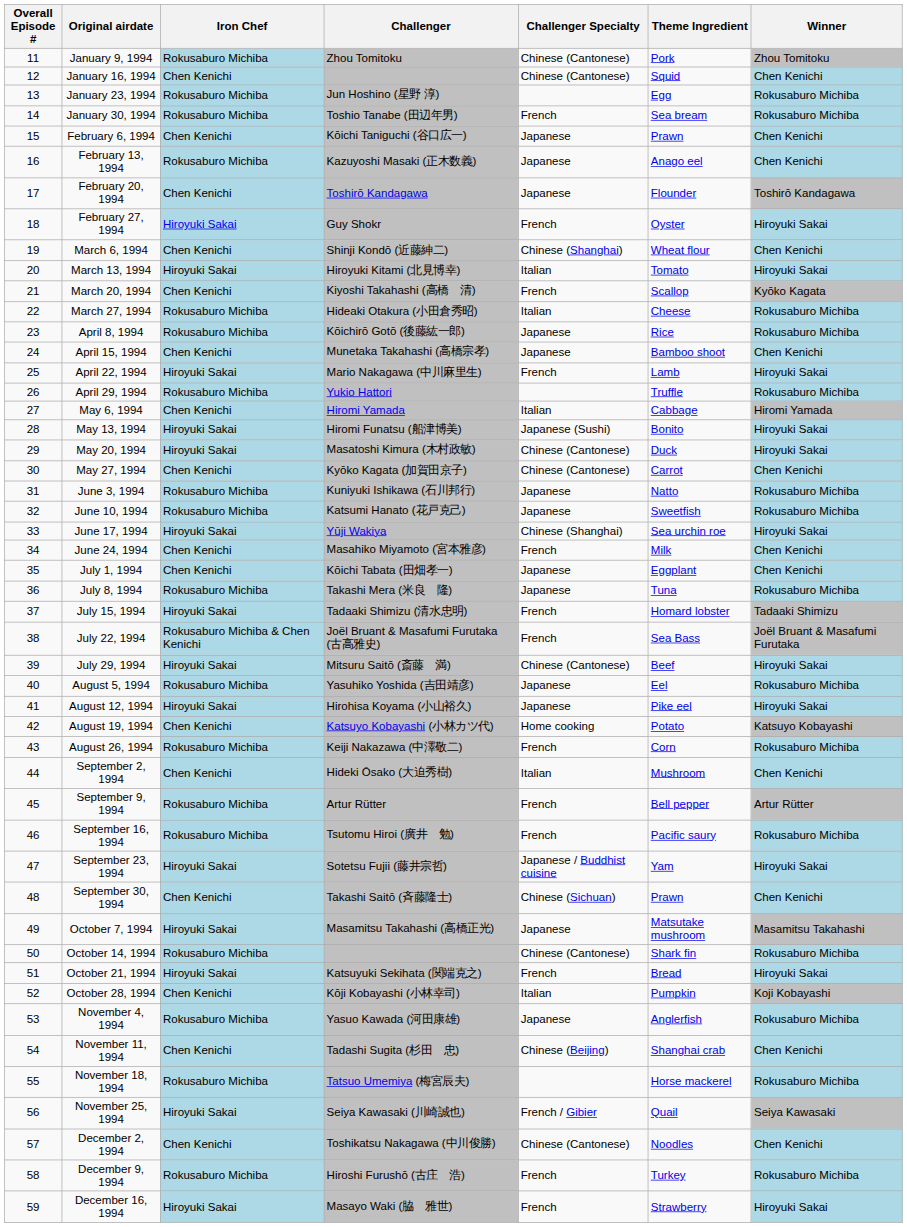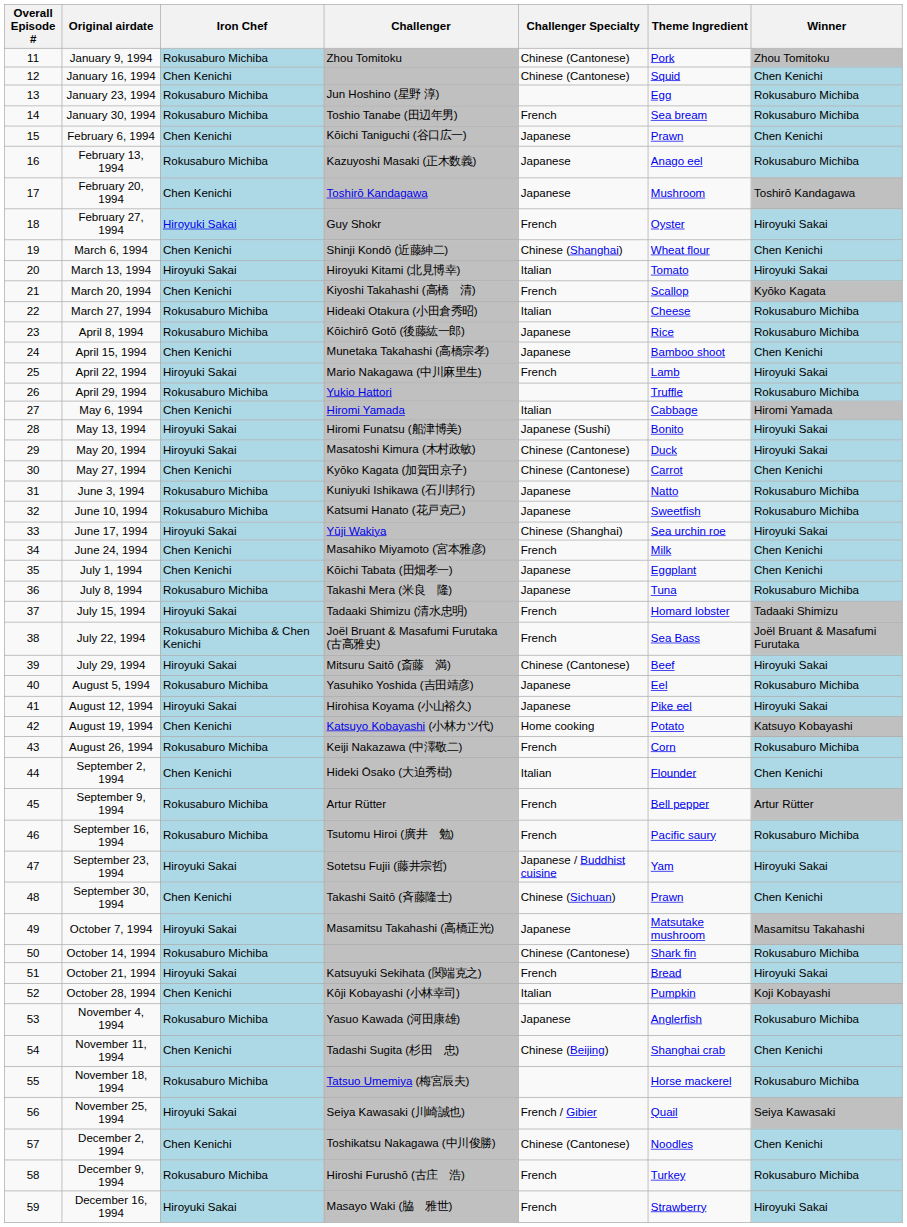(788, 162) Chen Kenichi -> (806, 162) Rokusaburo Michiba
(674, 193) Flounder -> (678, 193) Mushroom
(678, 773) Mushroom -> (674, 773) Flounder
